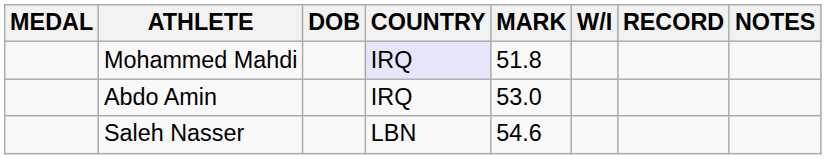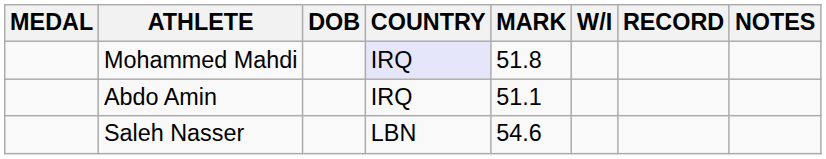(519, 97) 53.0 -> (519, 97) 51.1
